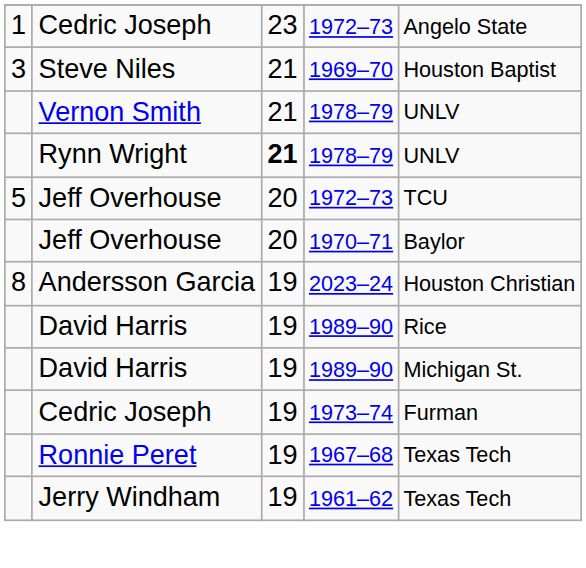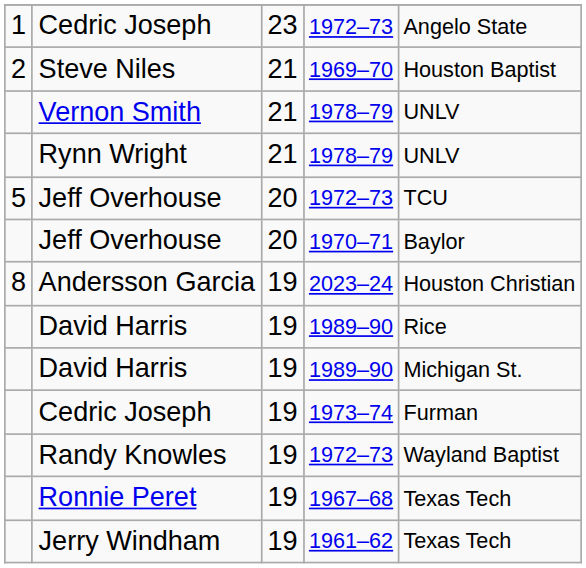(19, 68) 3 -> (19, 68) 2
(283, 154) bold -> (283, 154) normal
+ row: (133, 454)
